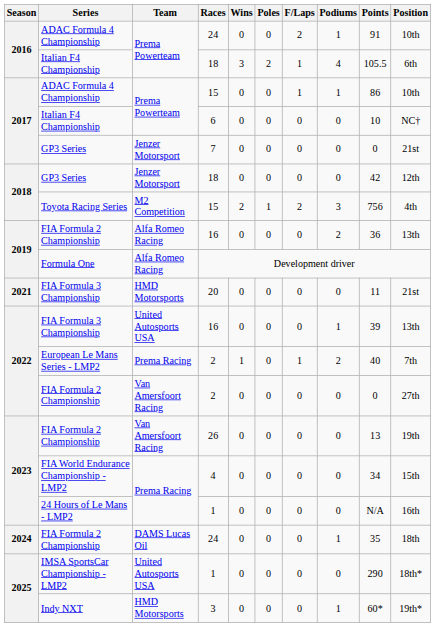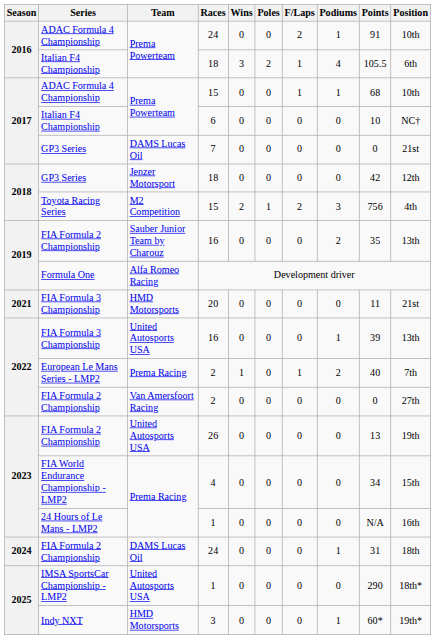(375, 92) 86 -> (375, 92) 68
(157, 149) Jenzer Motorsport -> (157, 149) DAMS Lucas Oil
(159, 235) Alfa Romeo Racing -> (157, 241) Sauber Junior Team by Charouz
(375, 235) 36 -> (375, 241) 35
(158, 436) Van Amersfoort Racing -> (152, 436) United Autosports USA
(375, 539) 35 -> (375, 551) 31
